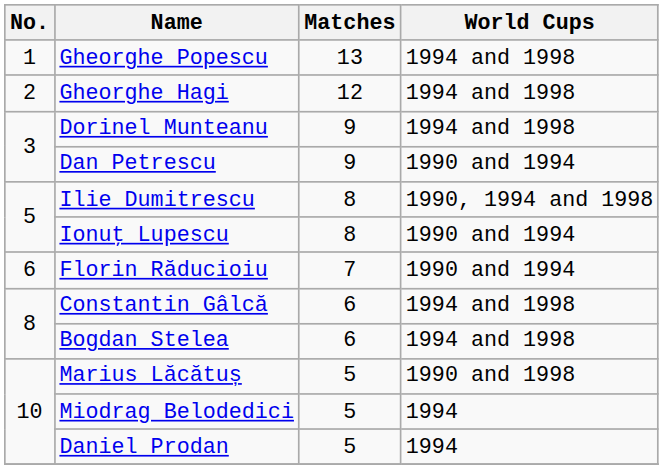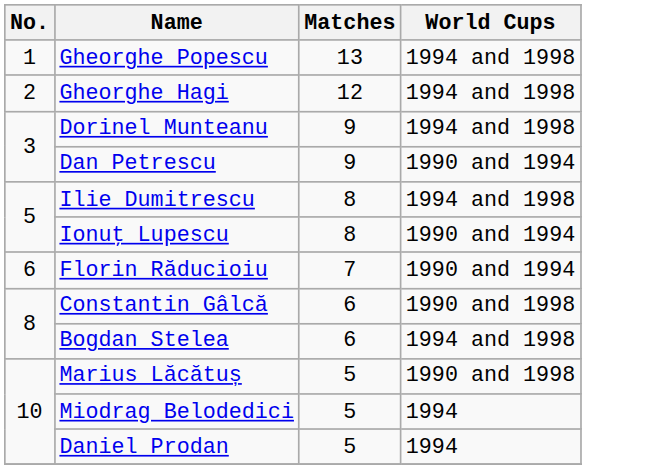(530, 199) 1990, 1994 and 1998 -> (491, 199) 1994 and 1998
(491, 306) 1994 and 1998 -> (491, 306) 1990 and 1998
